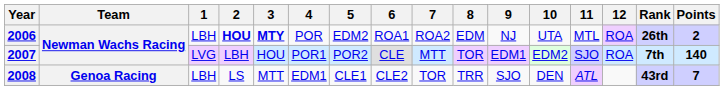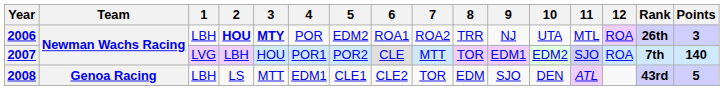(470, 35) EDM -> (470, 35) TRR
(696, 35) 2 -> (696, 35) 3
(470, 76) TRR -> (470, 76) EDM
(696, 76) 7 -> (696, 76) 5
